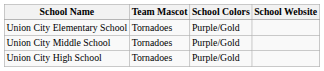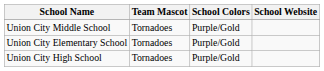rows swapped: (67, 27) <-> (58, 43)
